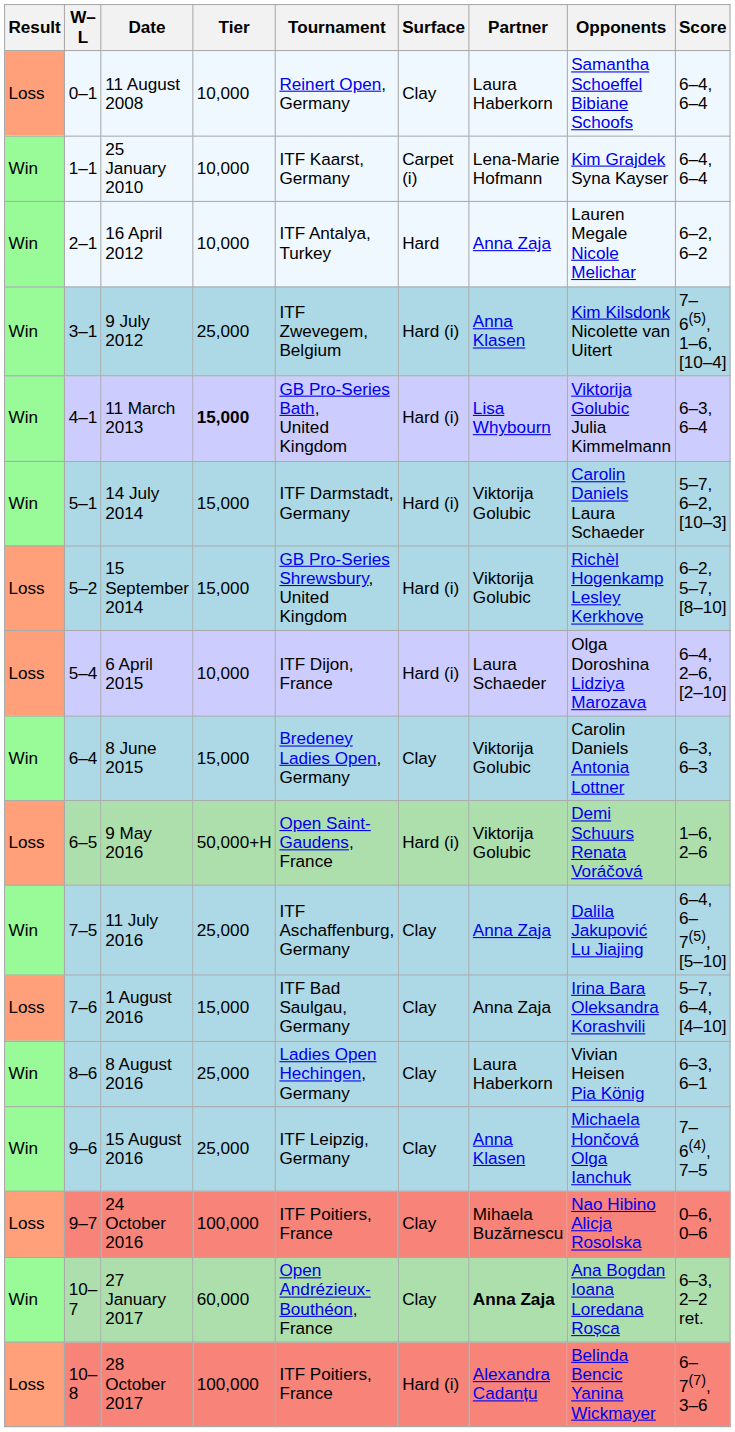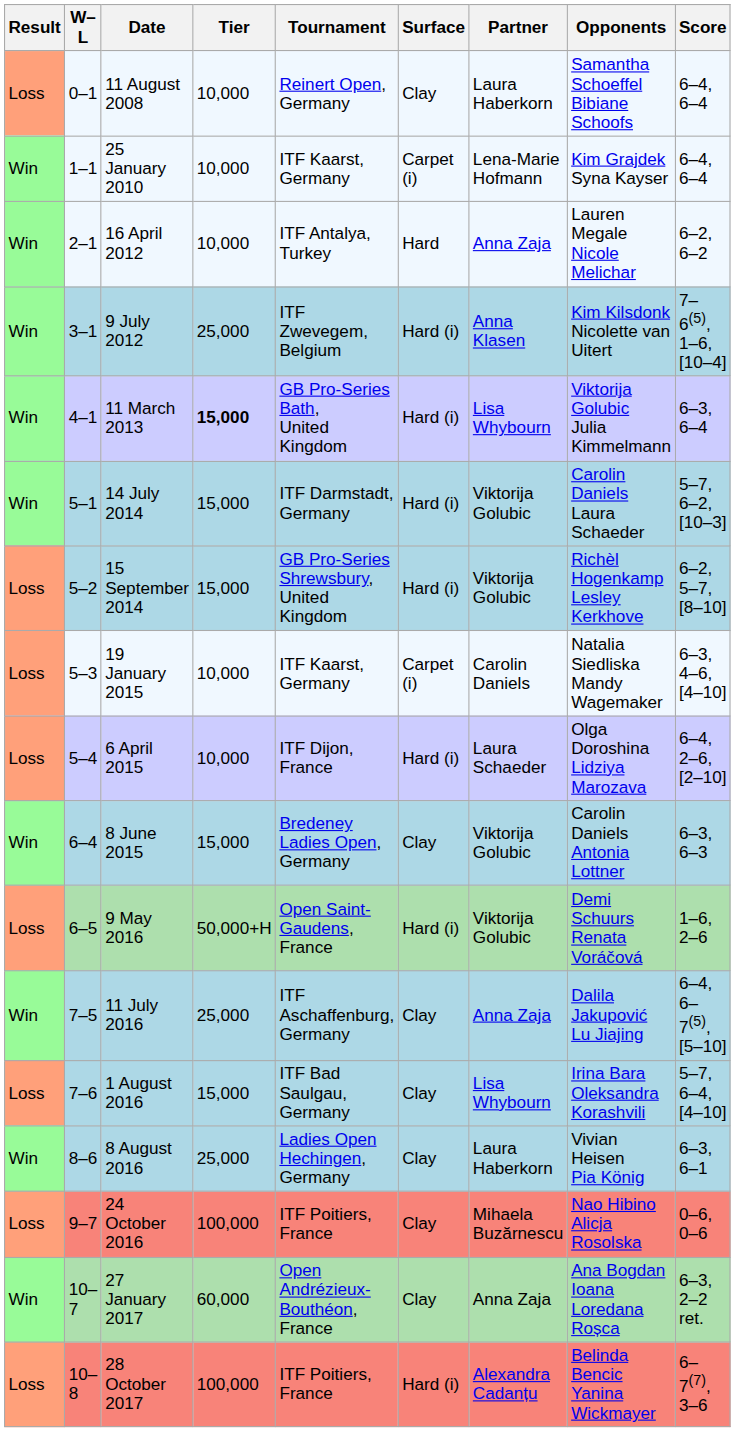+ row: (136, 673)
(512, 1007) Anna Zaja -> (512, 1092) Lisa Whybourn
- row: (143, 1148)
(514, 1299) bold -> (512, 1299) normal
